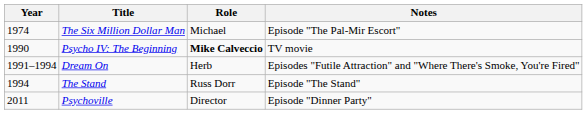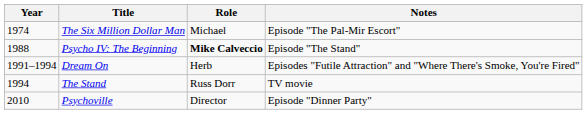(18, 48) 1990 -> (18, 48) 1988
(290, 48) TV movie -> (314, 48) Episode "The Stand"
(314, 83) Episode "The Stand" -> (290, 83) TV movie
(18, 100) 2011 -> (18, 100) 2010
